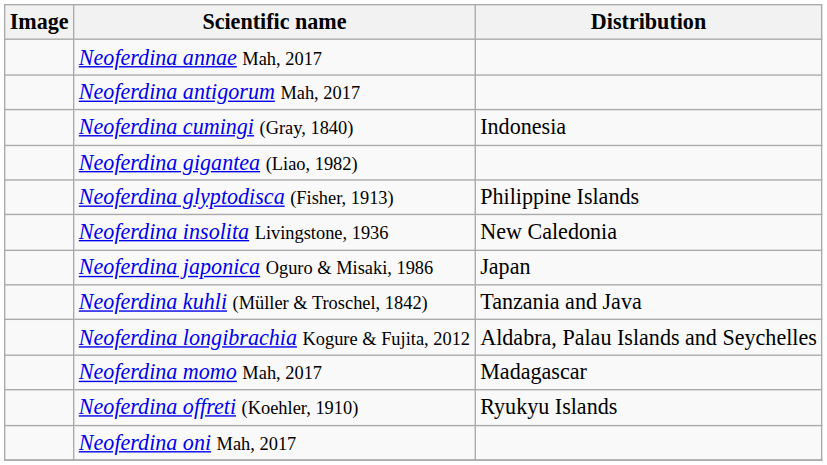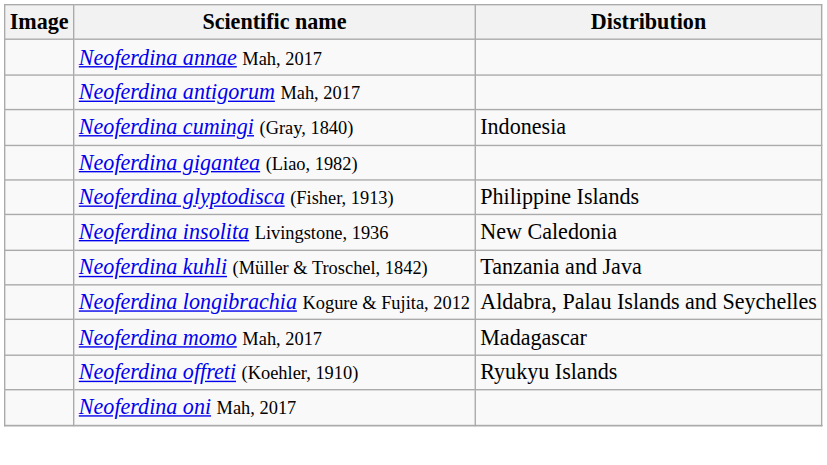- row: (256, 267)
